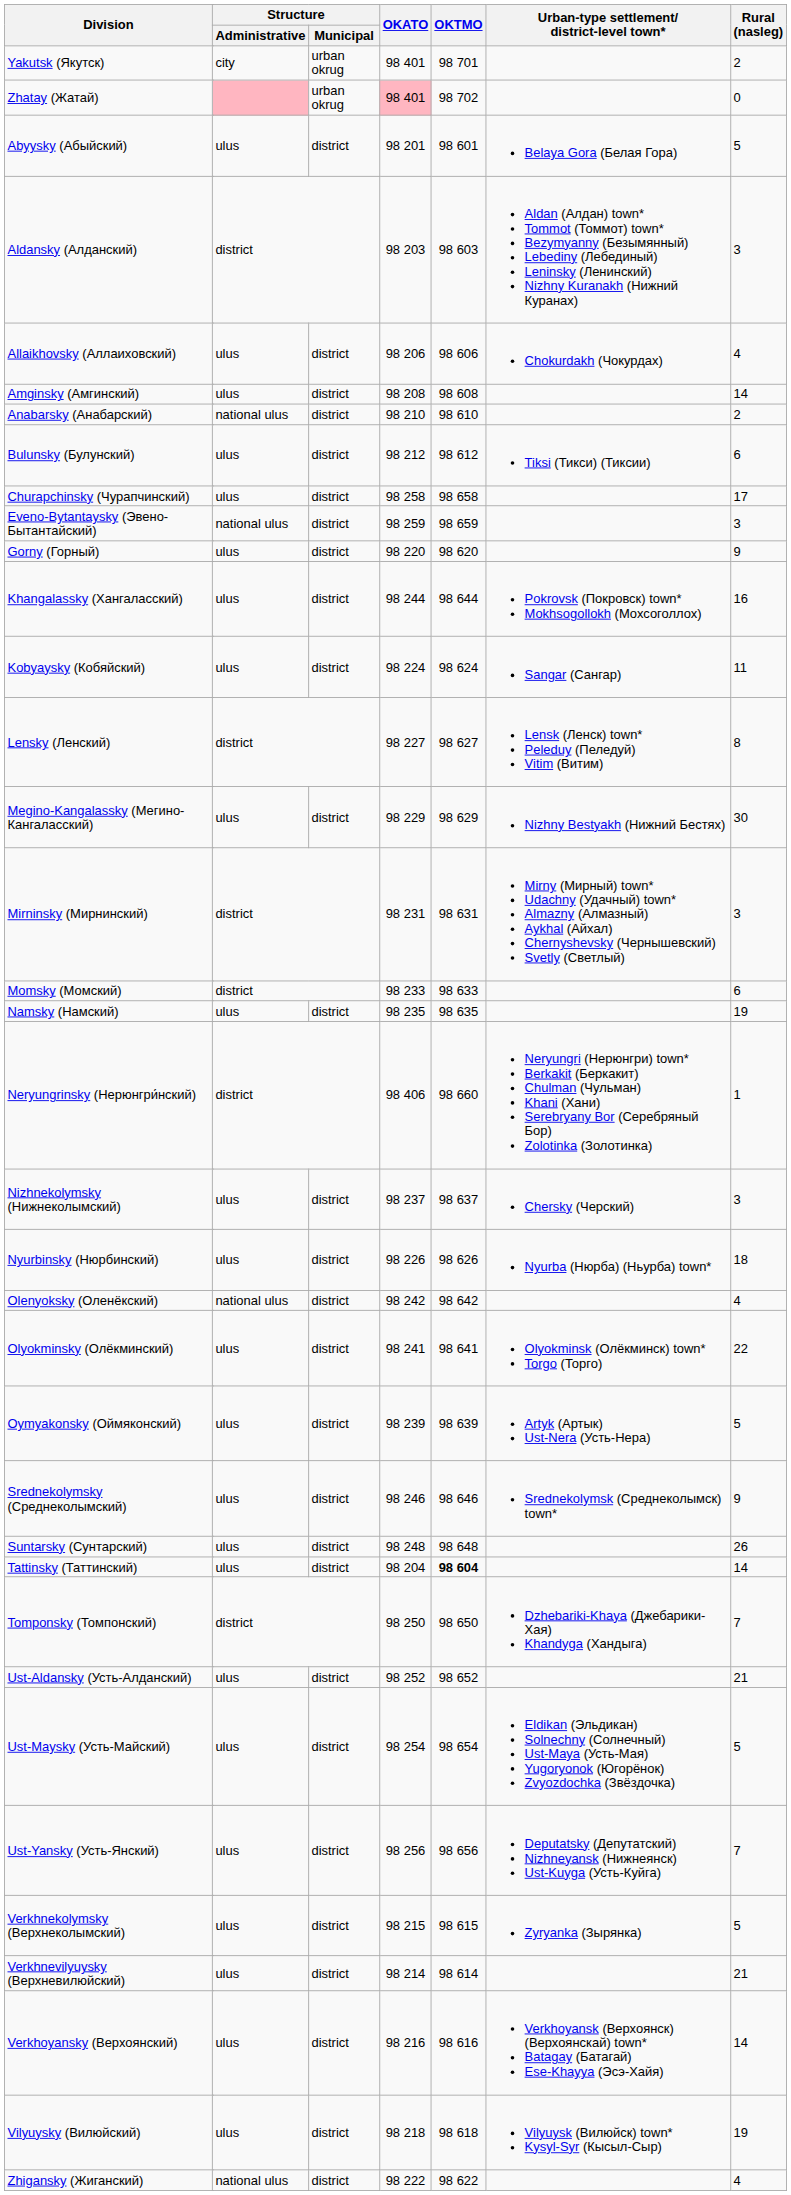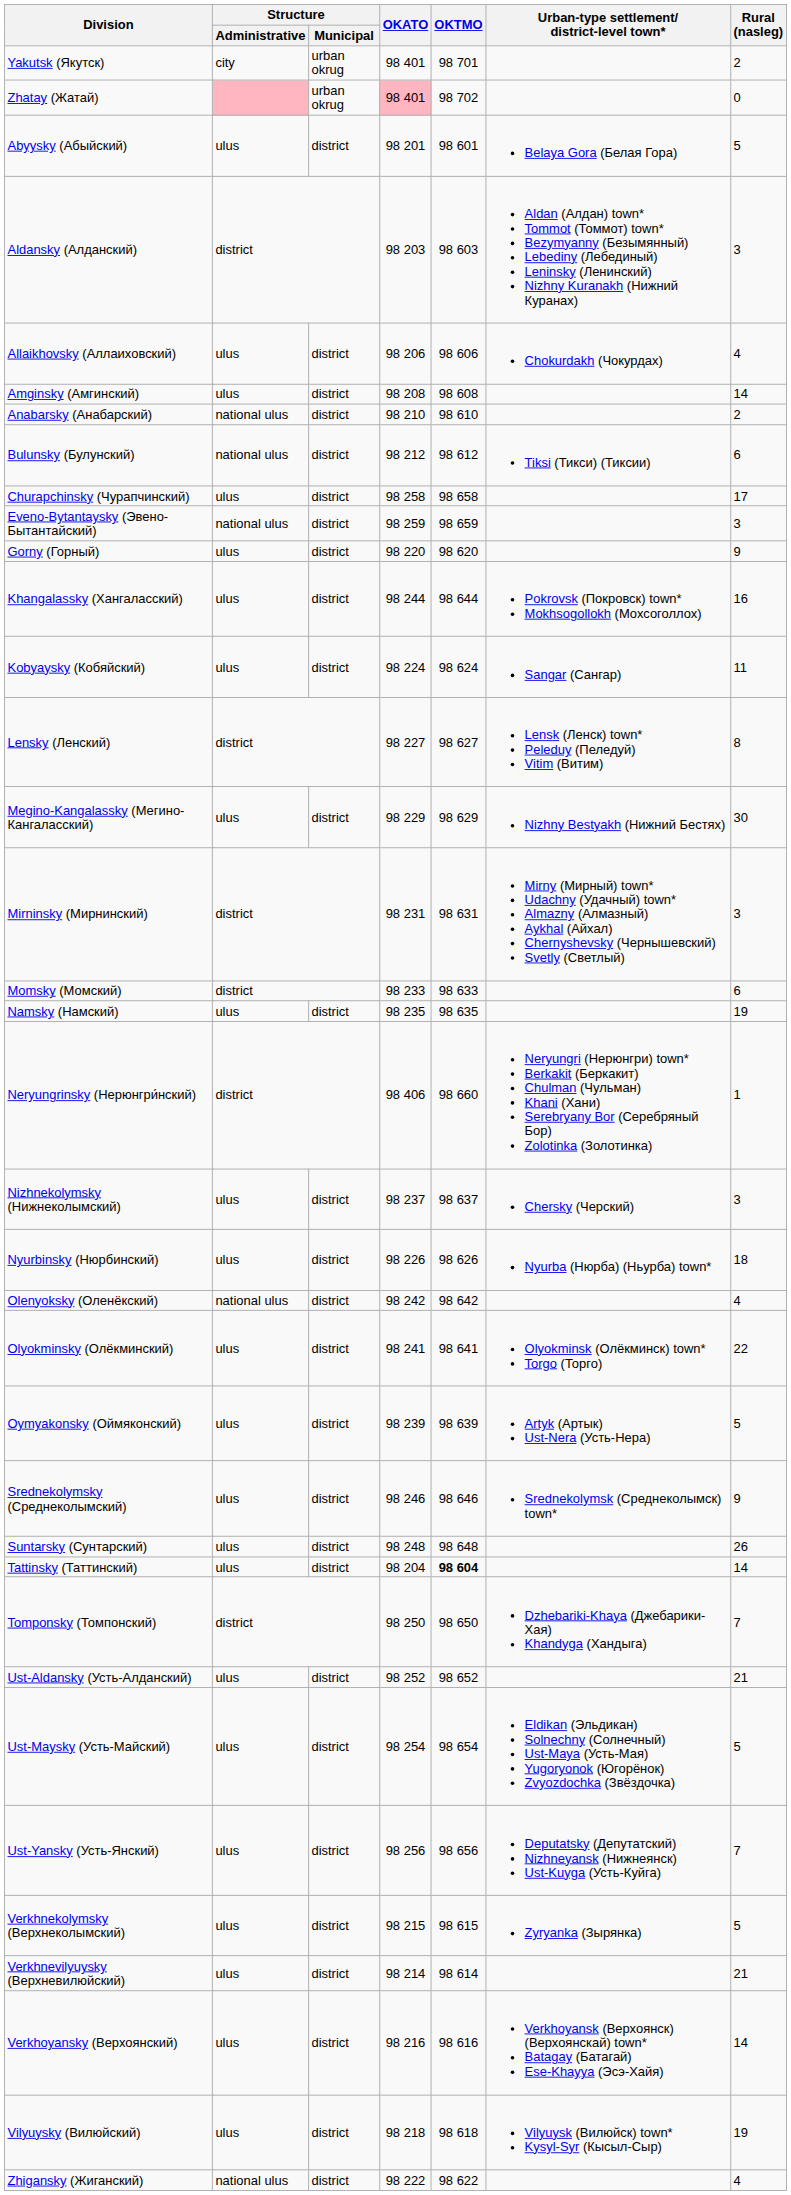(227, 456) ulus -> (252, 456) national ulus
